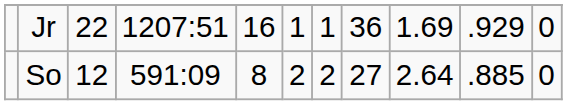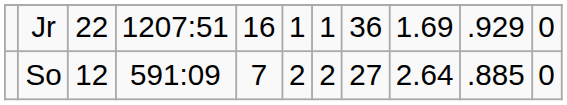(259, 74) 8 -> (259, 74) 7
